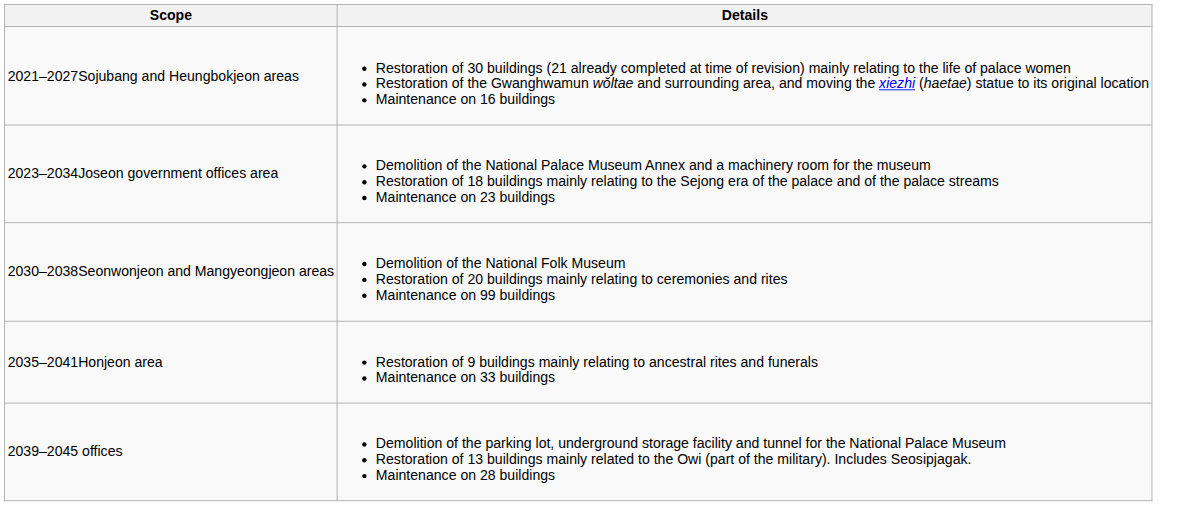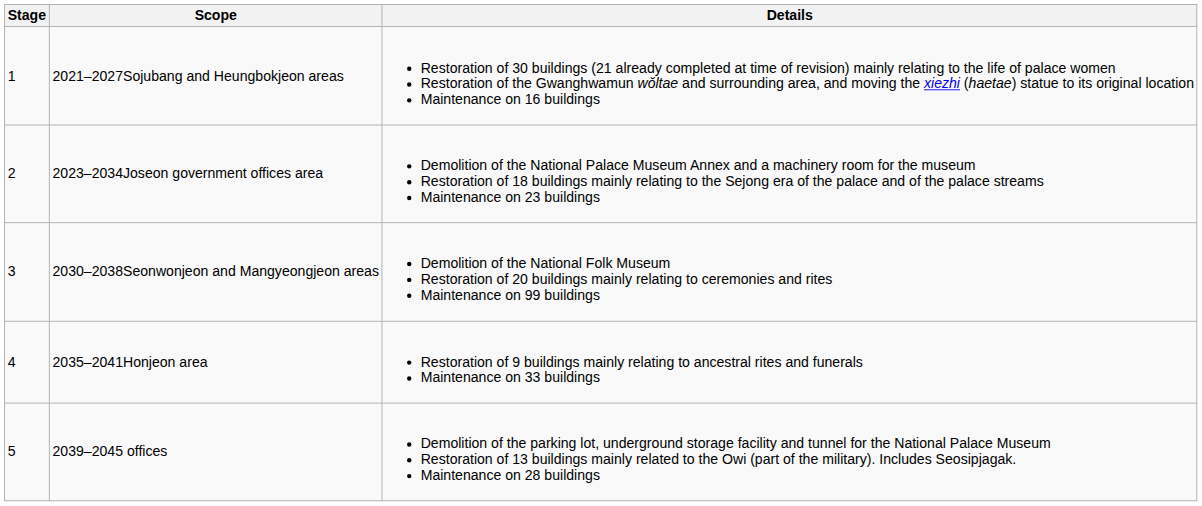+ column: (27, 15)
